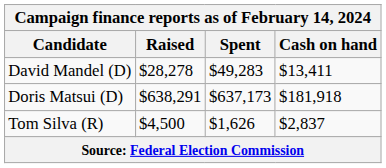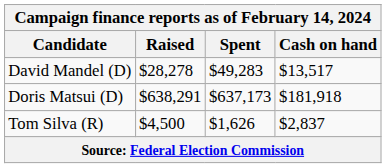(306, 70) $13,411 -> (306, 70) $13,517
